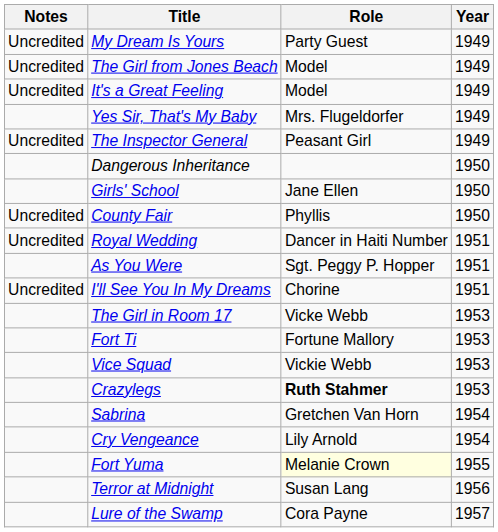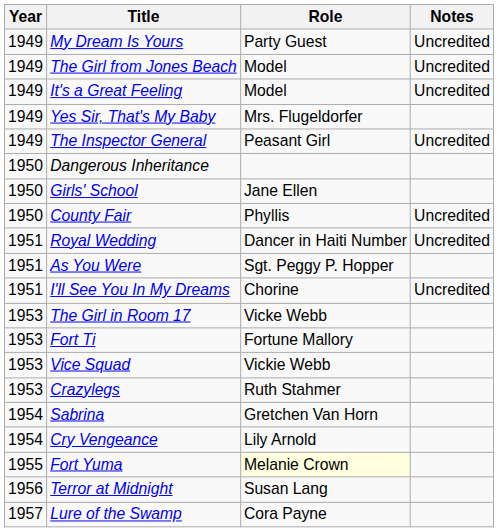columns swapped: (473, 16) <-> (46, 16)
(336, 389) bold -> (292, 389) normal
